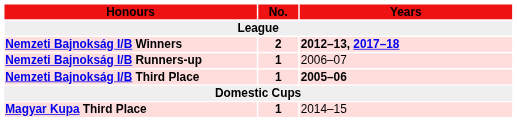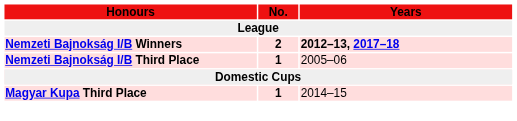- row: (104, 60)
(324, 77) bold -> (324, 60) normal
